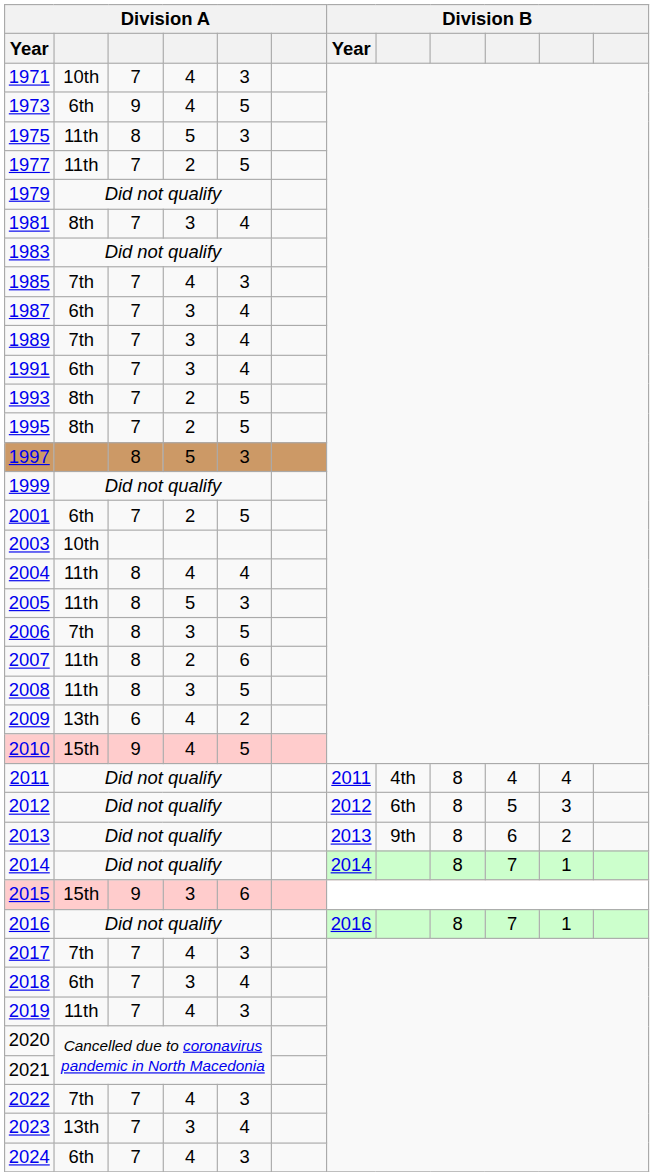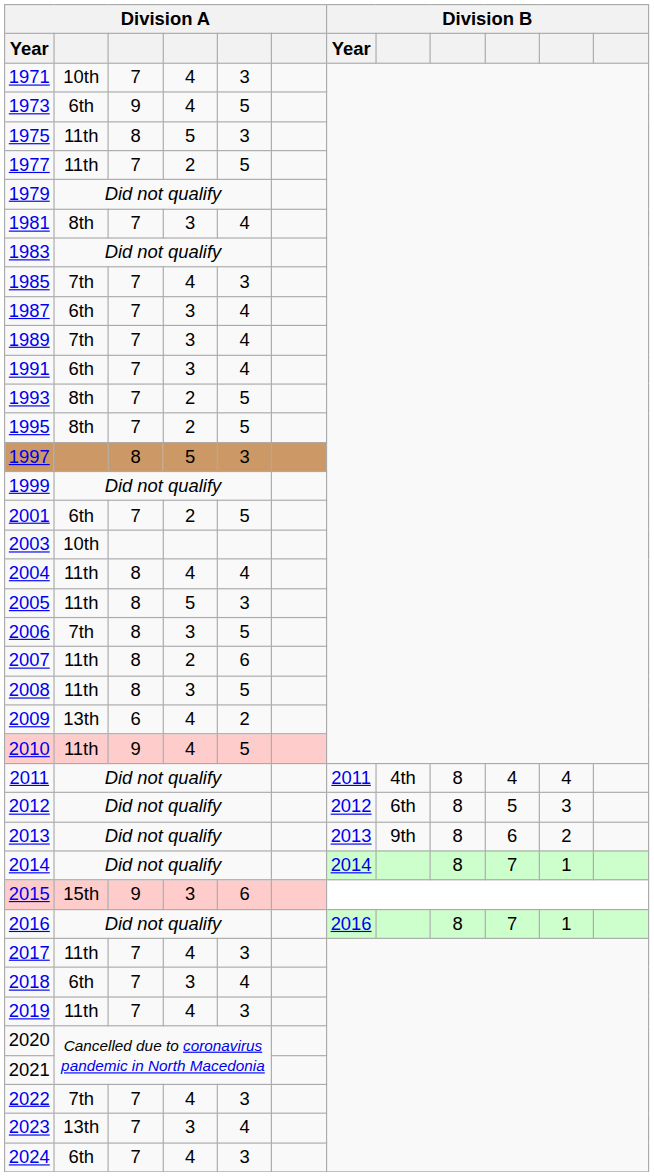(81, 748) 15th -> (81, 748) 11th
(81, 952) 7th -> (81, 952) 11th
